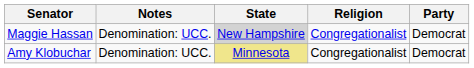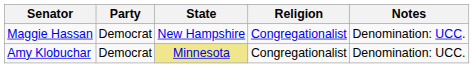columns swapped: (439, 14) <-> (155, 14)
(261, 33) lightgrey background -> (201, 33) no background
